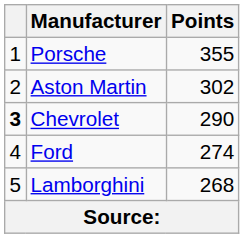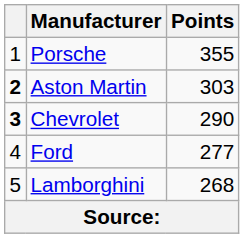(15, 87) normal -> (15, 87) bold
(217, 87) 302 -> (217, 87) 303
(217, 152) 274 -> (217, 152) 277
